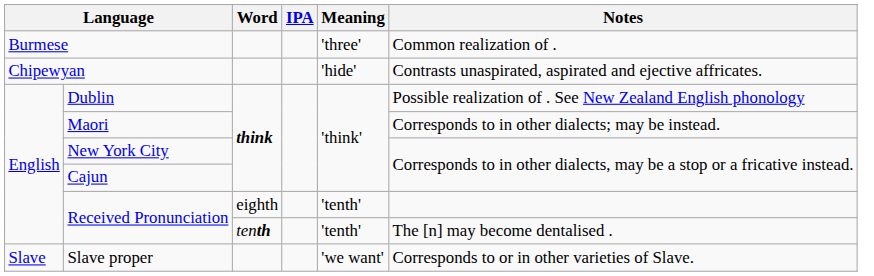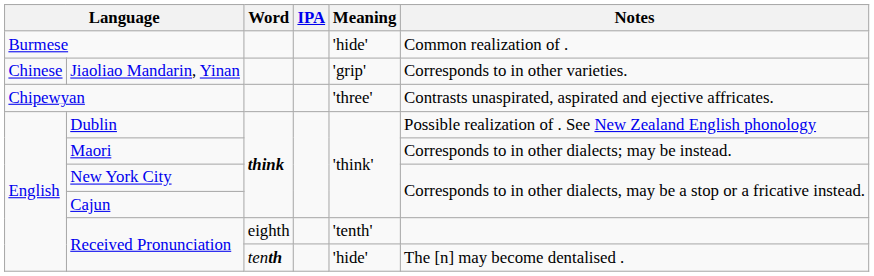(341, 44) 'three' -> (350, 44) 'hide'
+ row: (155, 71)
(339, 71) 'hide' -> (353, 97) 'three'
(341, 230) 'tenth' -> (350, 257) 'hide'
- row: (110, 257)
